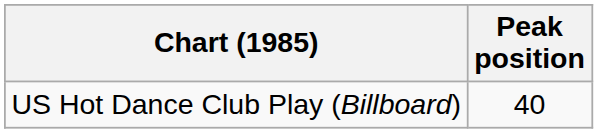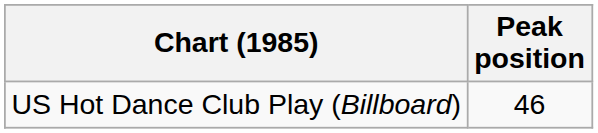(530, 104) 40 -> (530, 104) 46
